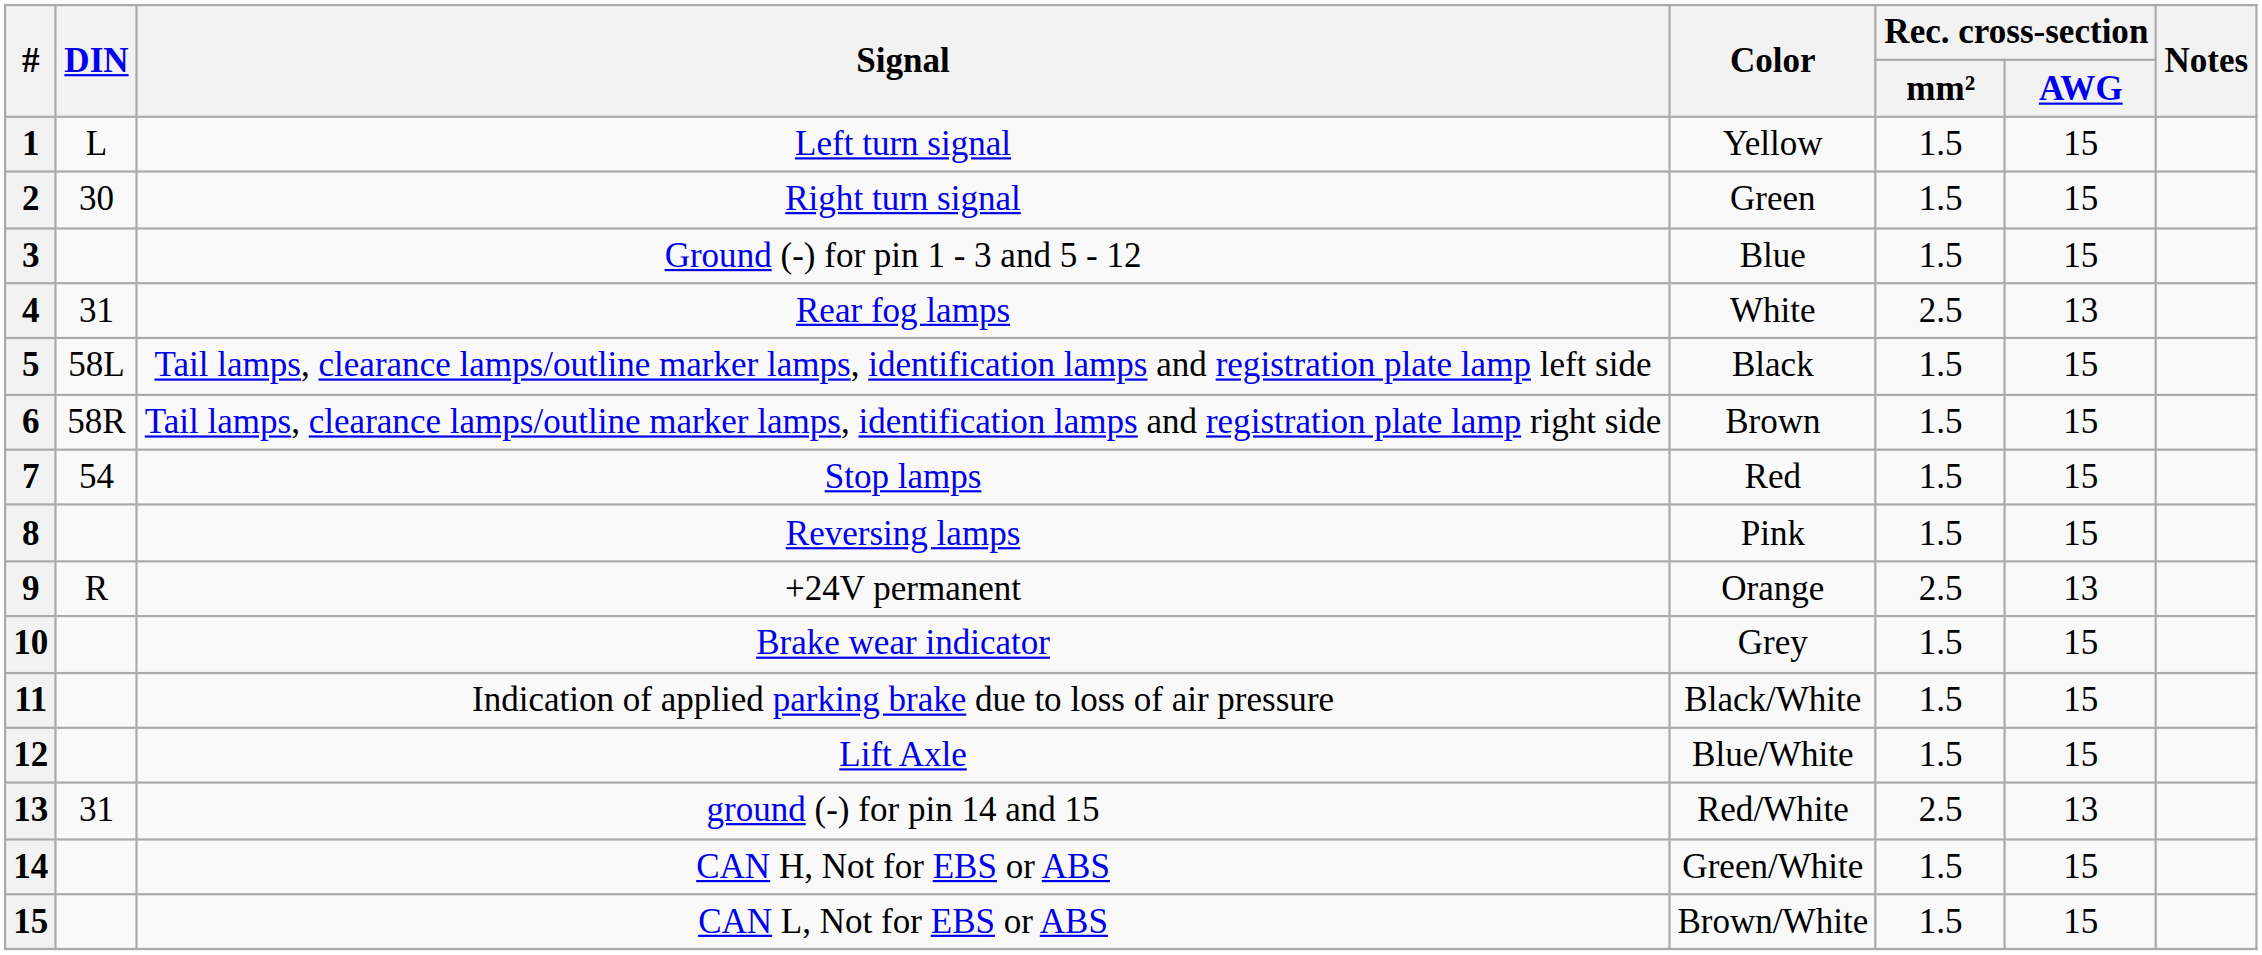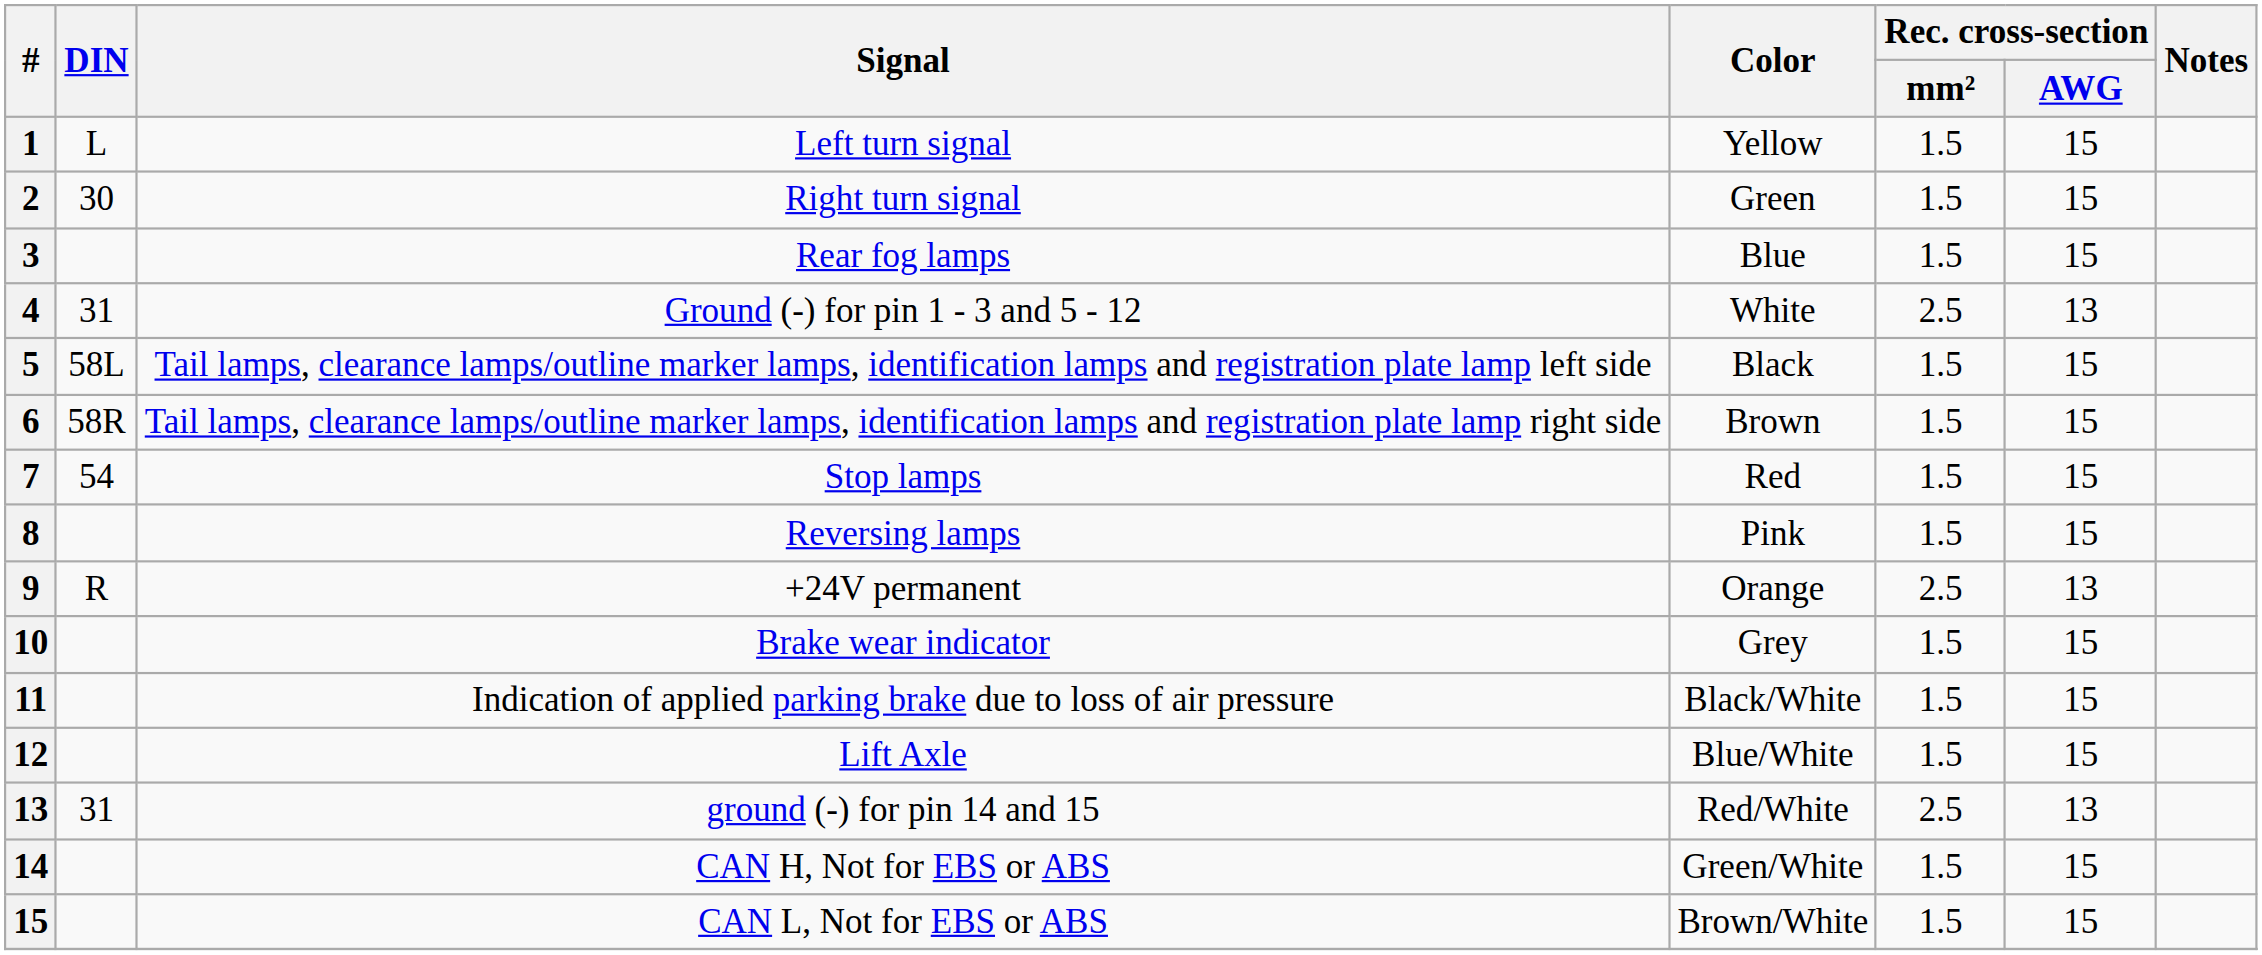(903, 254) Ground (-) for pin 1 - 3 and 5 - 12 -> (903, 254) Rear fog lamps
(903, 310) Rear fog lamps -> (903, 310) Ground (-) for pin 1 - 3 and 5 - 12
